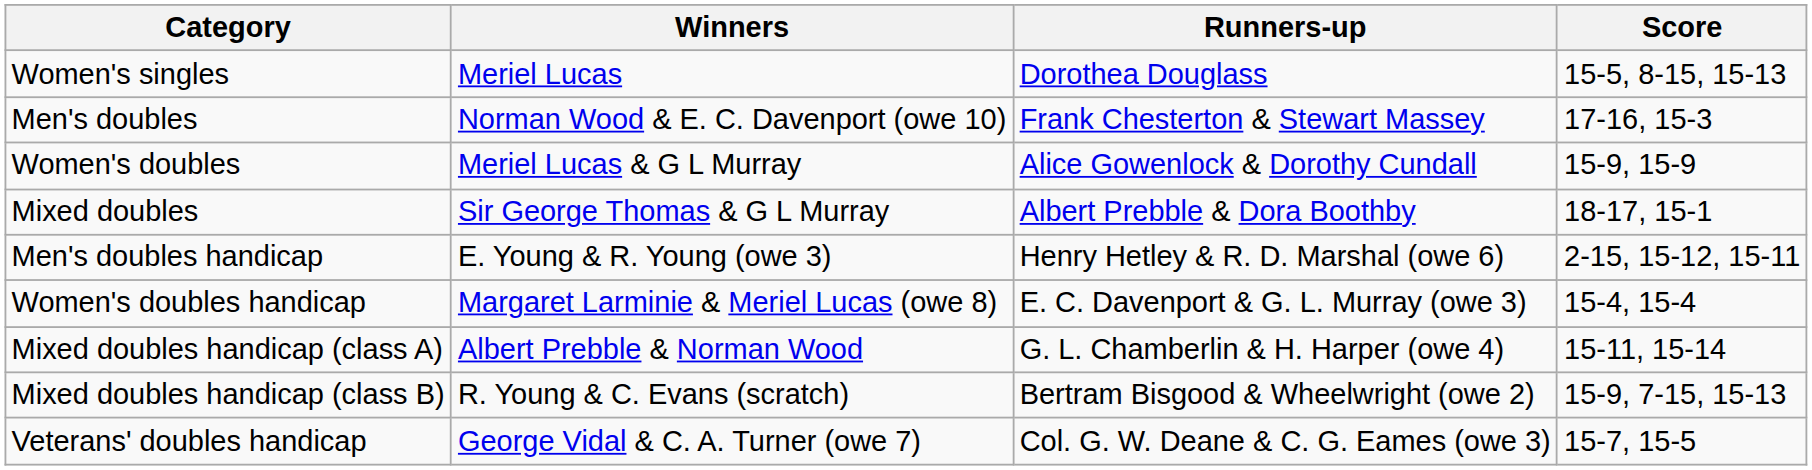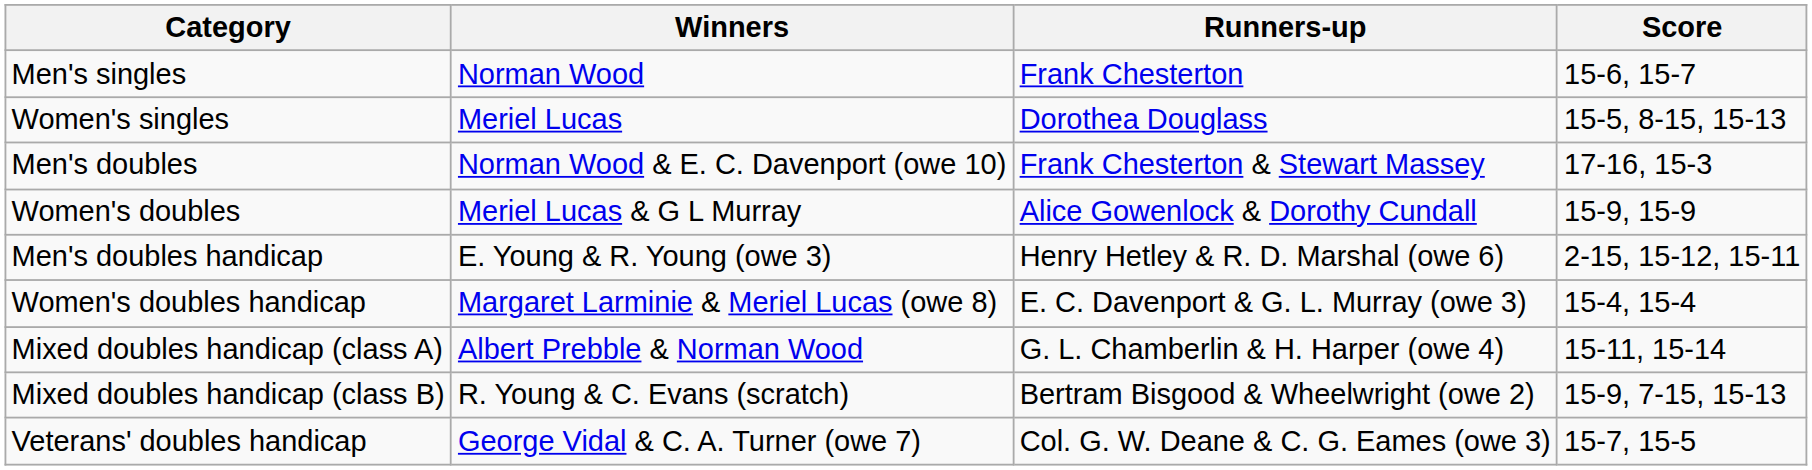+ row: (99, 73)
- row: (105, 211)
